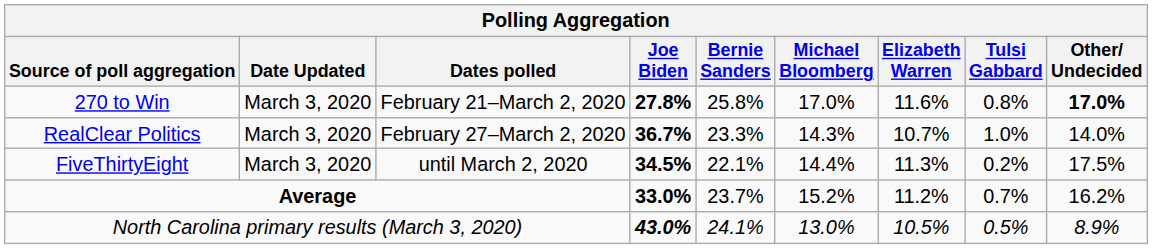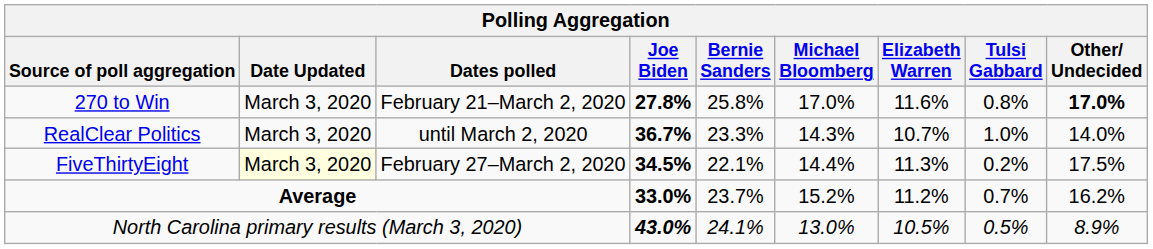(503, 133) February 27–March 2, 2020 -> (503, 133) until March 2, 2020
(308, 165) no background -> (308, 165) lightyellow background
(503, 165) until March 2, 2020 -> (503, 165) February 27–March 2, 2020
